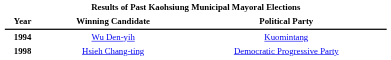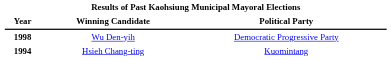(23, 37) 1994 -> (23, 37) 1998
(286, 37) Kuomintang -> (286, 37) Democratic Progressive Party
(23, 51) 1998 -> (23, 51) 1994
(286, 51) Democratic Progressive Party -> (286, 51) Kuomintang
